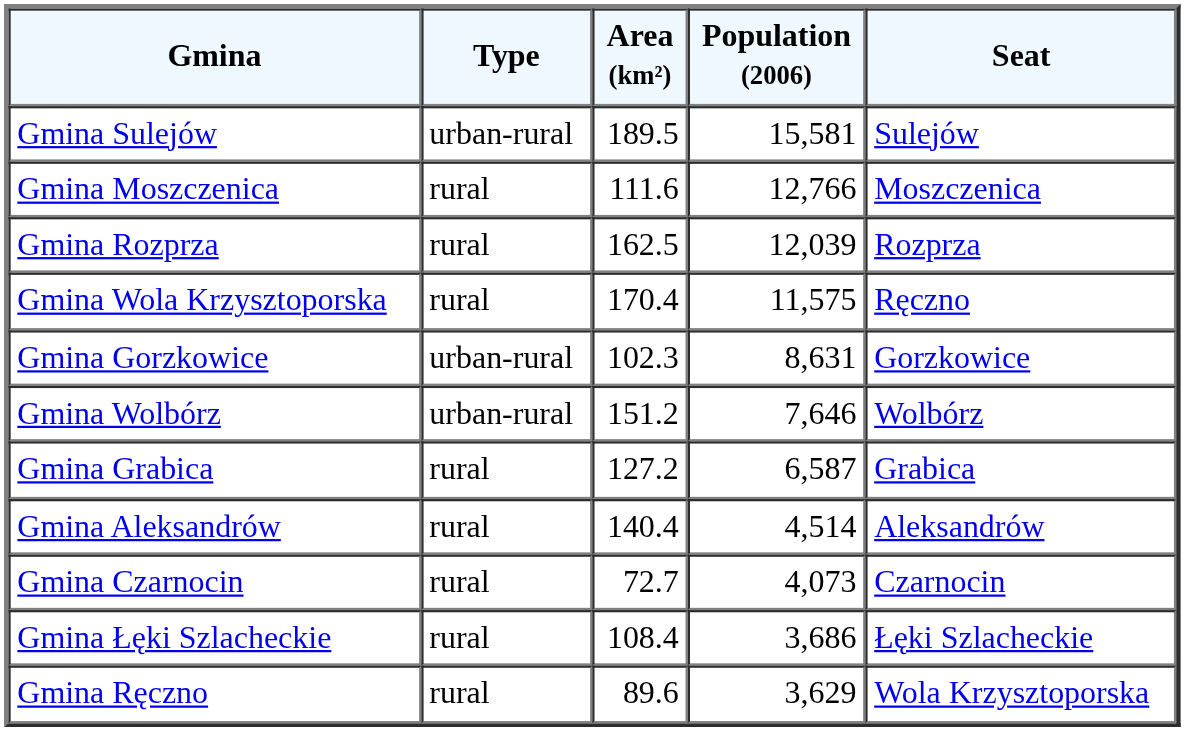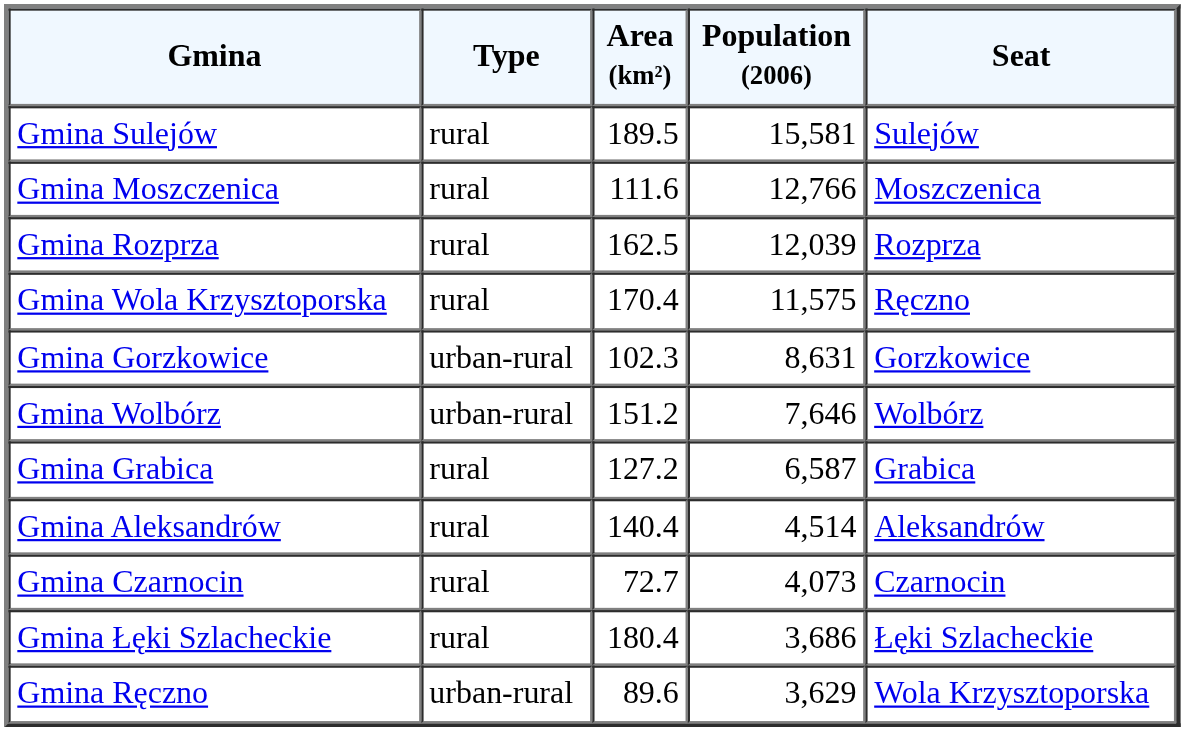(501, 132) urban-rural -> (460, 132) rural
(643, 637) 108.4 -> (643, 637) 180.4
(460, 693) rural -> (501, 693) urban-rural
